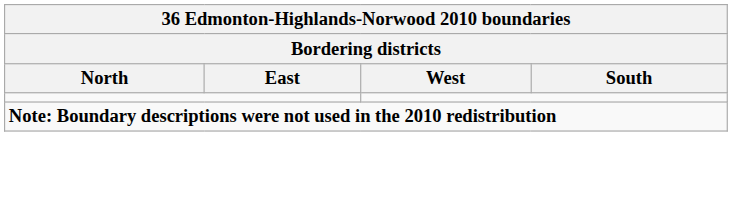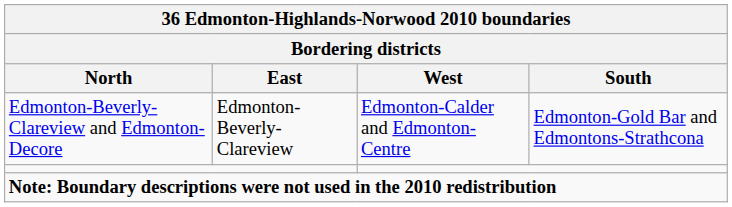+ row: (107, 128)
